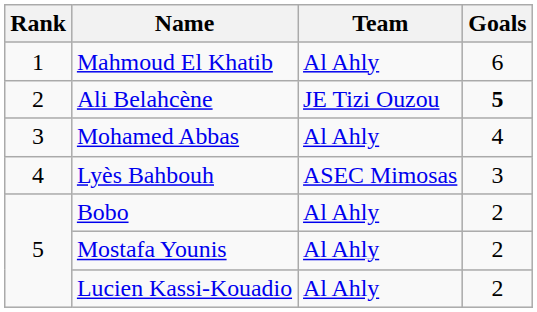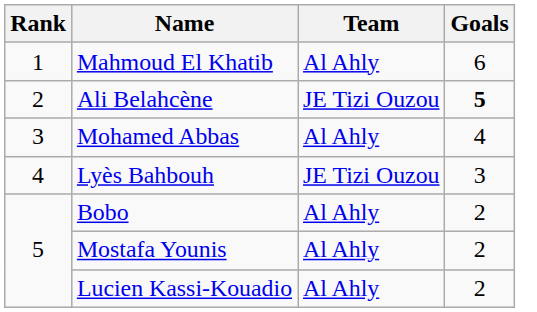(380, 174) ASEC Mimosas -> (371, 174) JE Tizi Ouzou
